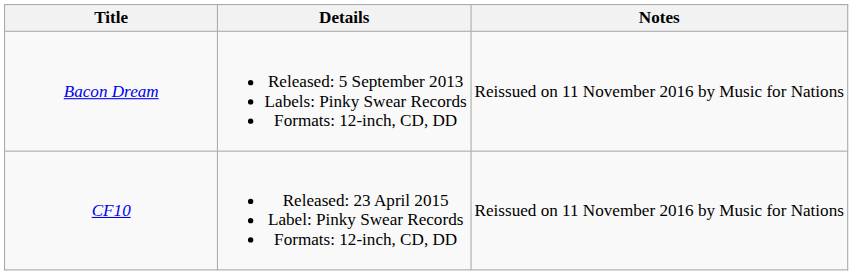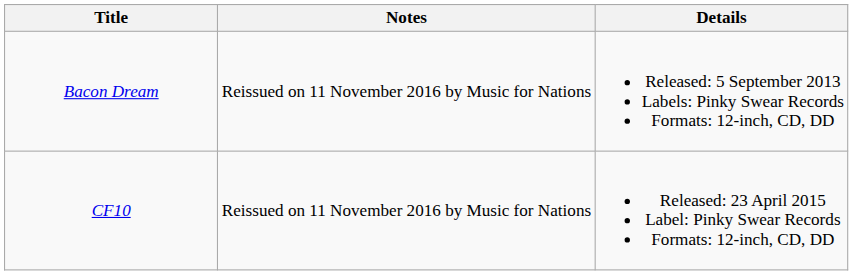columns swapped: (344, 18) <-> (659, 18)
